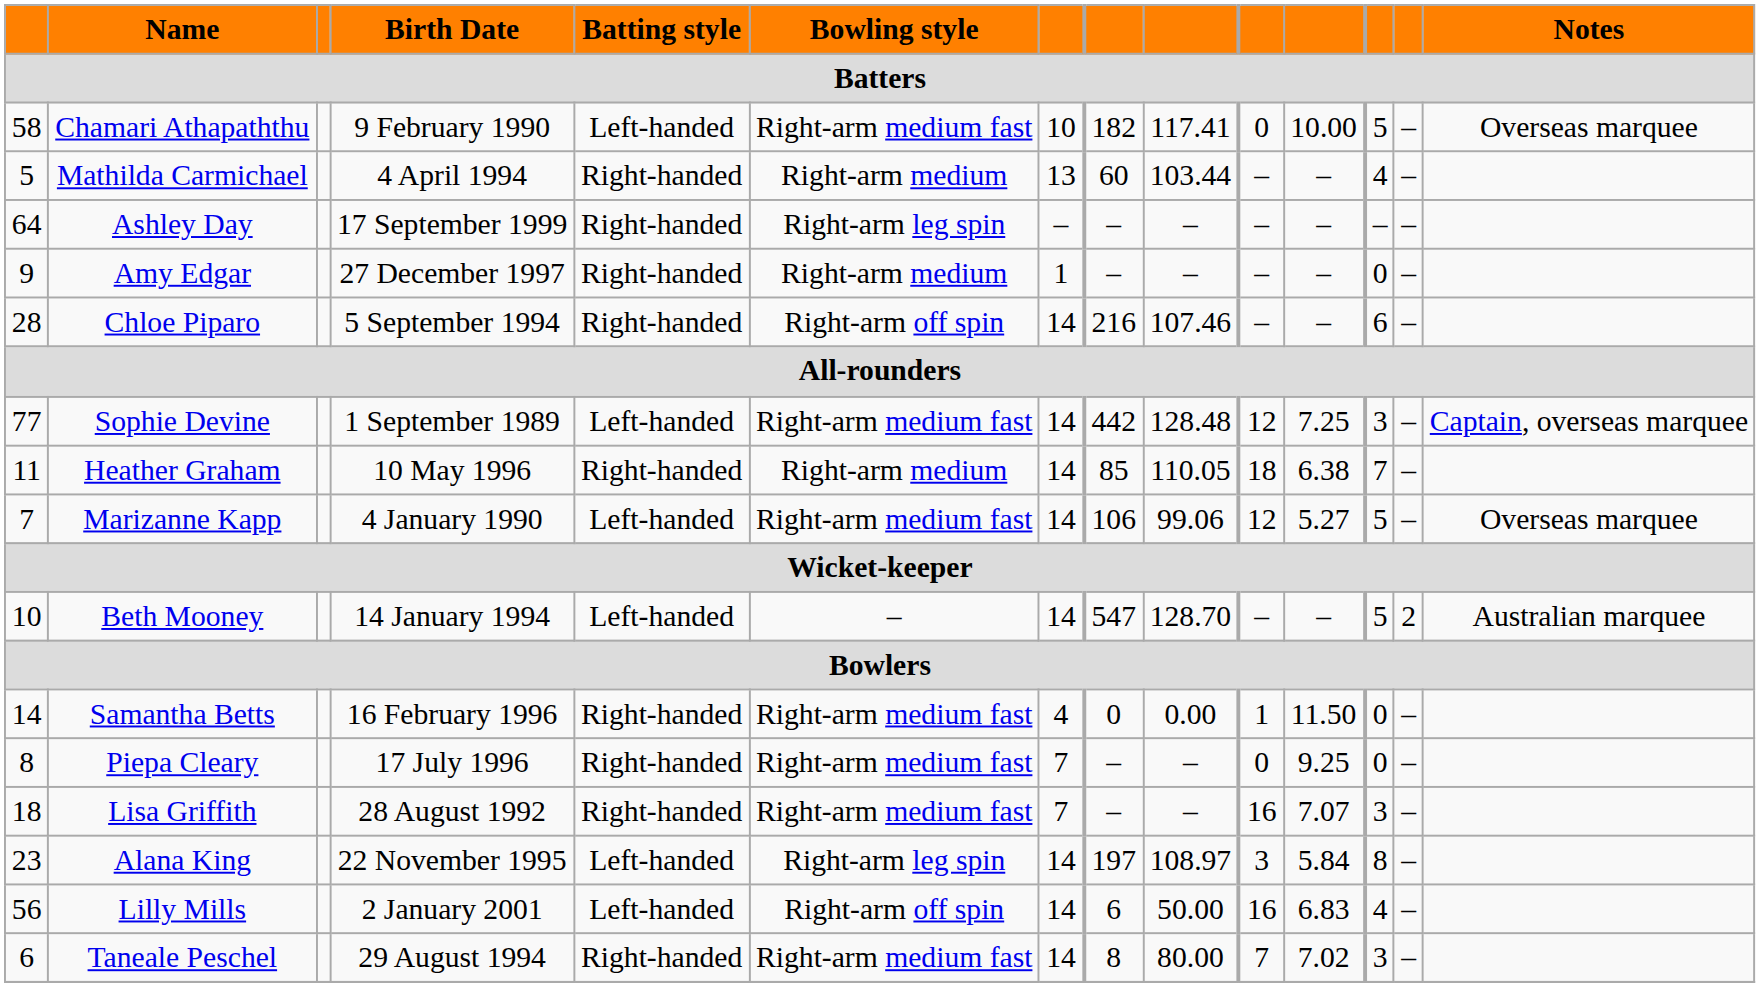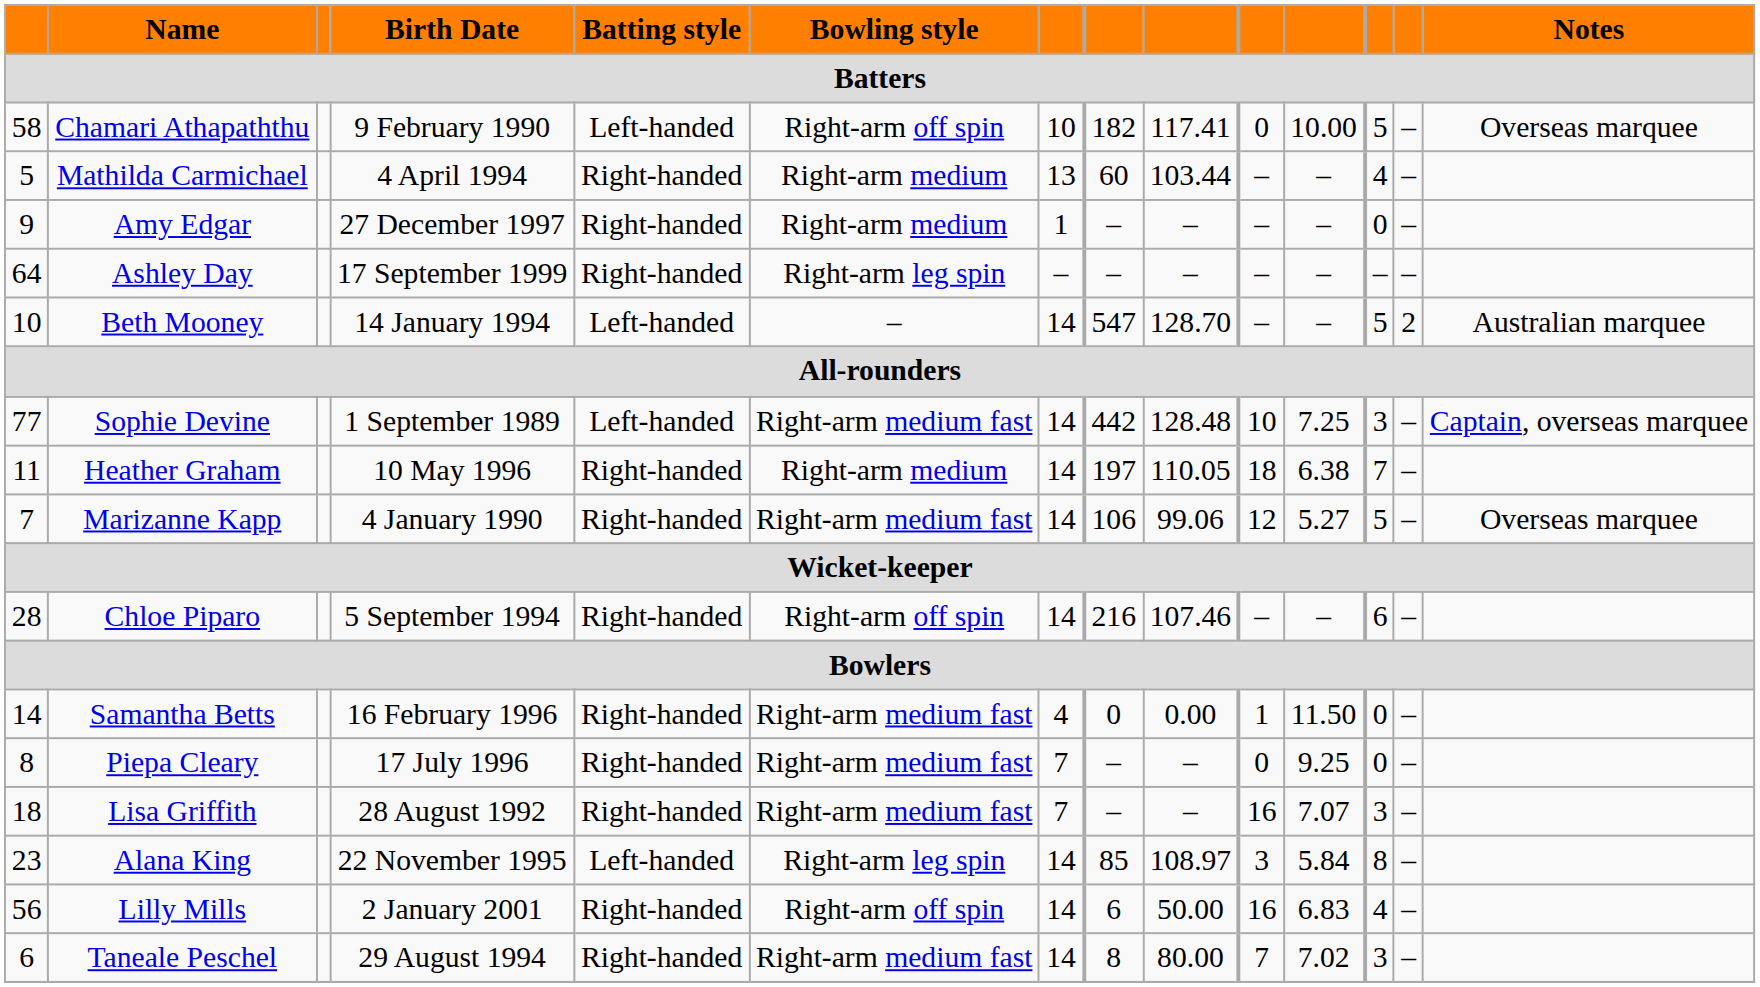(894, 126) Right-arm medium fast -> (894, 126) Right-arm off spin
rows swapped: (182, 224) <-> (182, 273)
rows swapped: (182, 322) <-> (182, 615)
(1262, 420) 12 -> (1262, 420) 10
(1114, 468) 85 -> (1114, 468) 197
(662, 517) Left-handed -> (662, 517) Right-handed
(1114, 859) 197 -> (1114, 859) 85
(662, 908) Left-handed -> (662, 908) Right-handed
